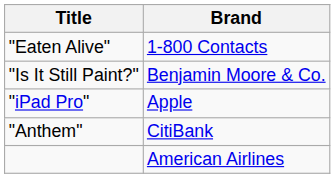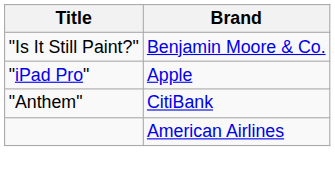- row: (59, 46)
